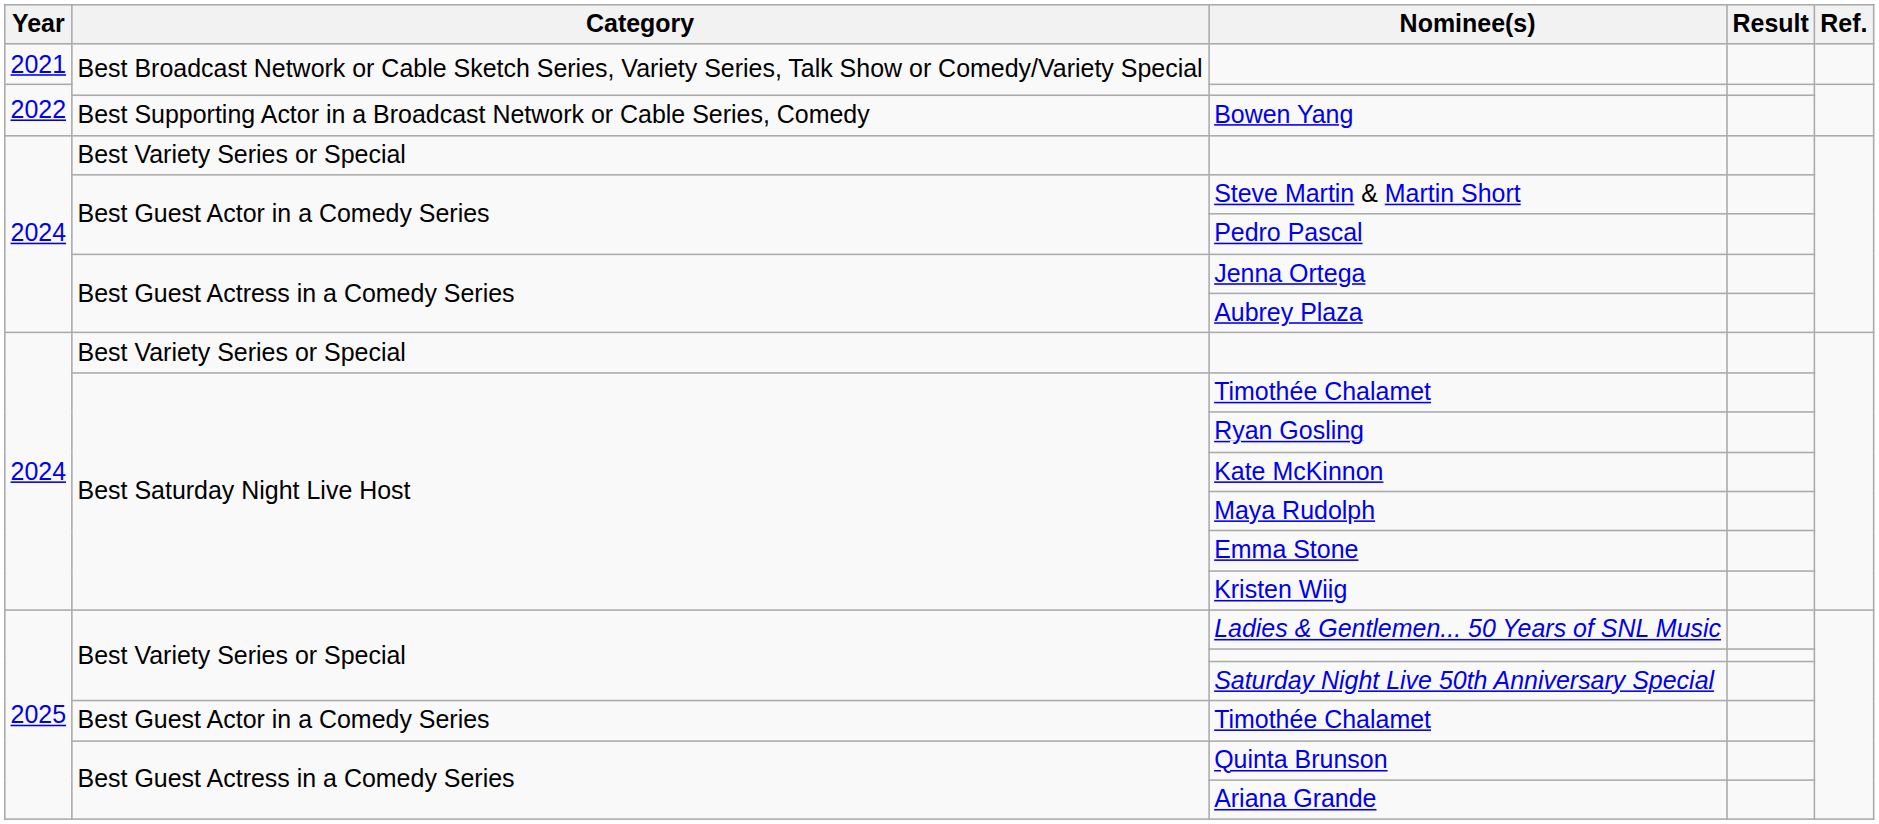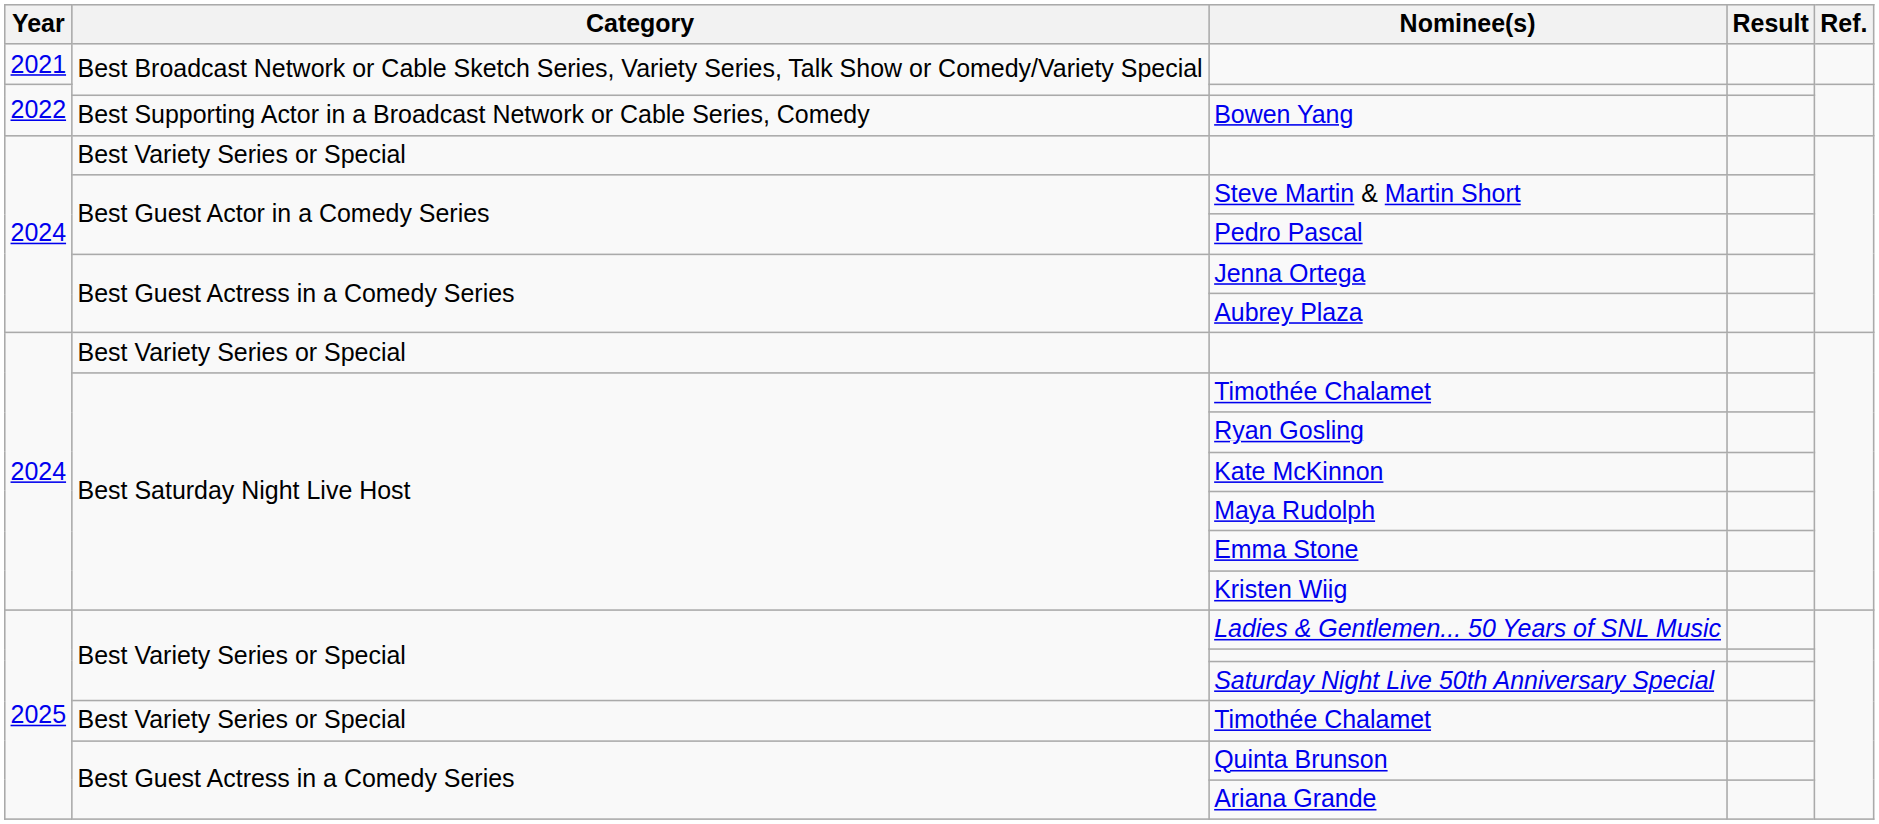(284, 720) Best Guest Actor in a Comedy Series -> (242, 720) Best Variety Series or Special
